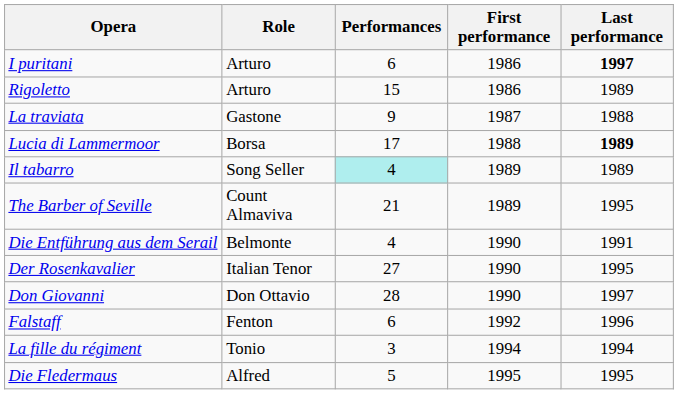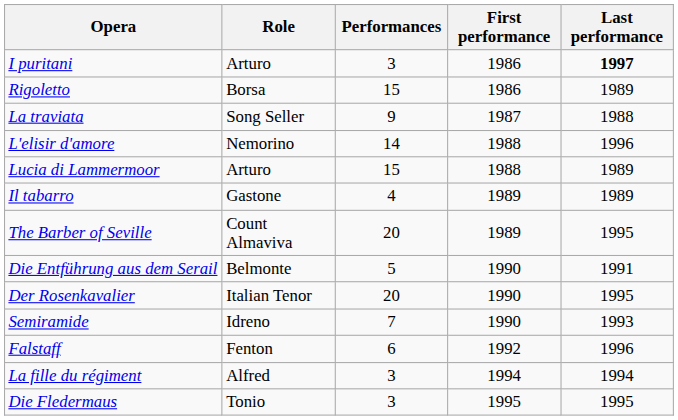(391, 63) 6 -> (391, 63) 3
(249, 90) Arturo -> (246, 90) Borsa
(254, 116) Gastone -> (265, 116) Song Seller
+ row: (61, 143)
(246, 143) Borsa -> (249, 169) Arturo
(391, 143) 17 -> (391, 169) 15
(617, 143) bold -> (617, 169) normal
(265, 169) Song Seller -> (254, 196) Gastone
(391, 169) paleturquoise background -> (391, 196) no background
(391, 206) 21 -> (391, 232) 20
(391, 242) 4 -> (391, 268) 5
(391, 268) 27 -> (391, 295) 20
- row: (56, 295)
+ row: (49, 322)
(246, 348) Tonio -> (248, 375) Alfred
(248, 375) Alfred -> (246, 401) Tonio
(391, 375) 5 -> (391, 401) 3
